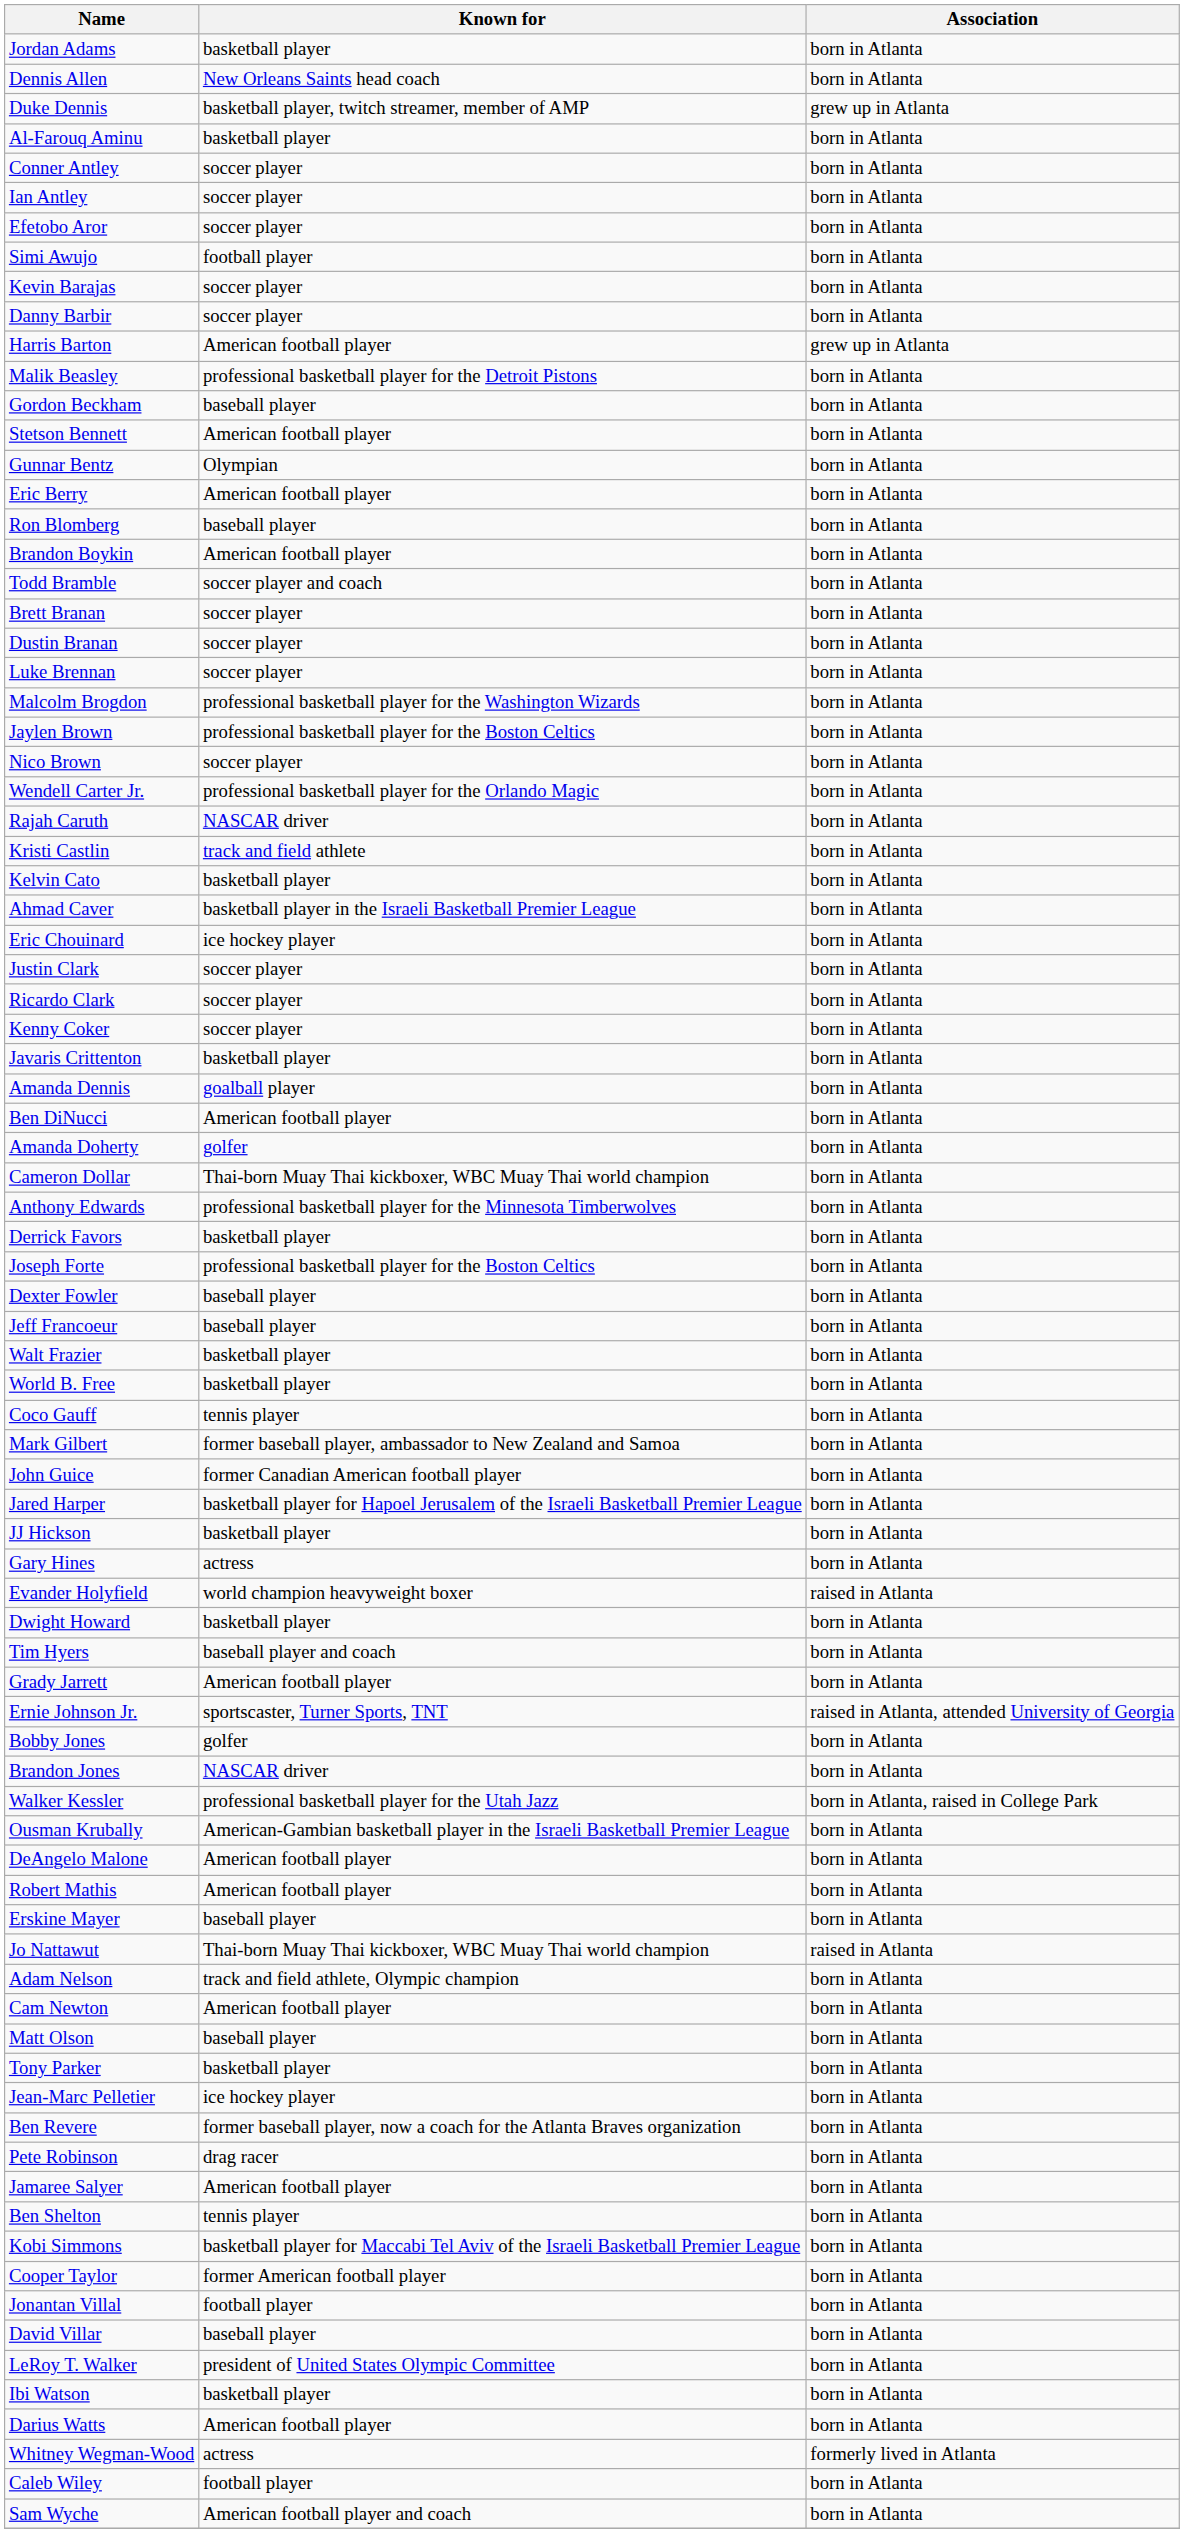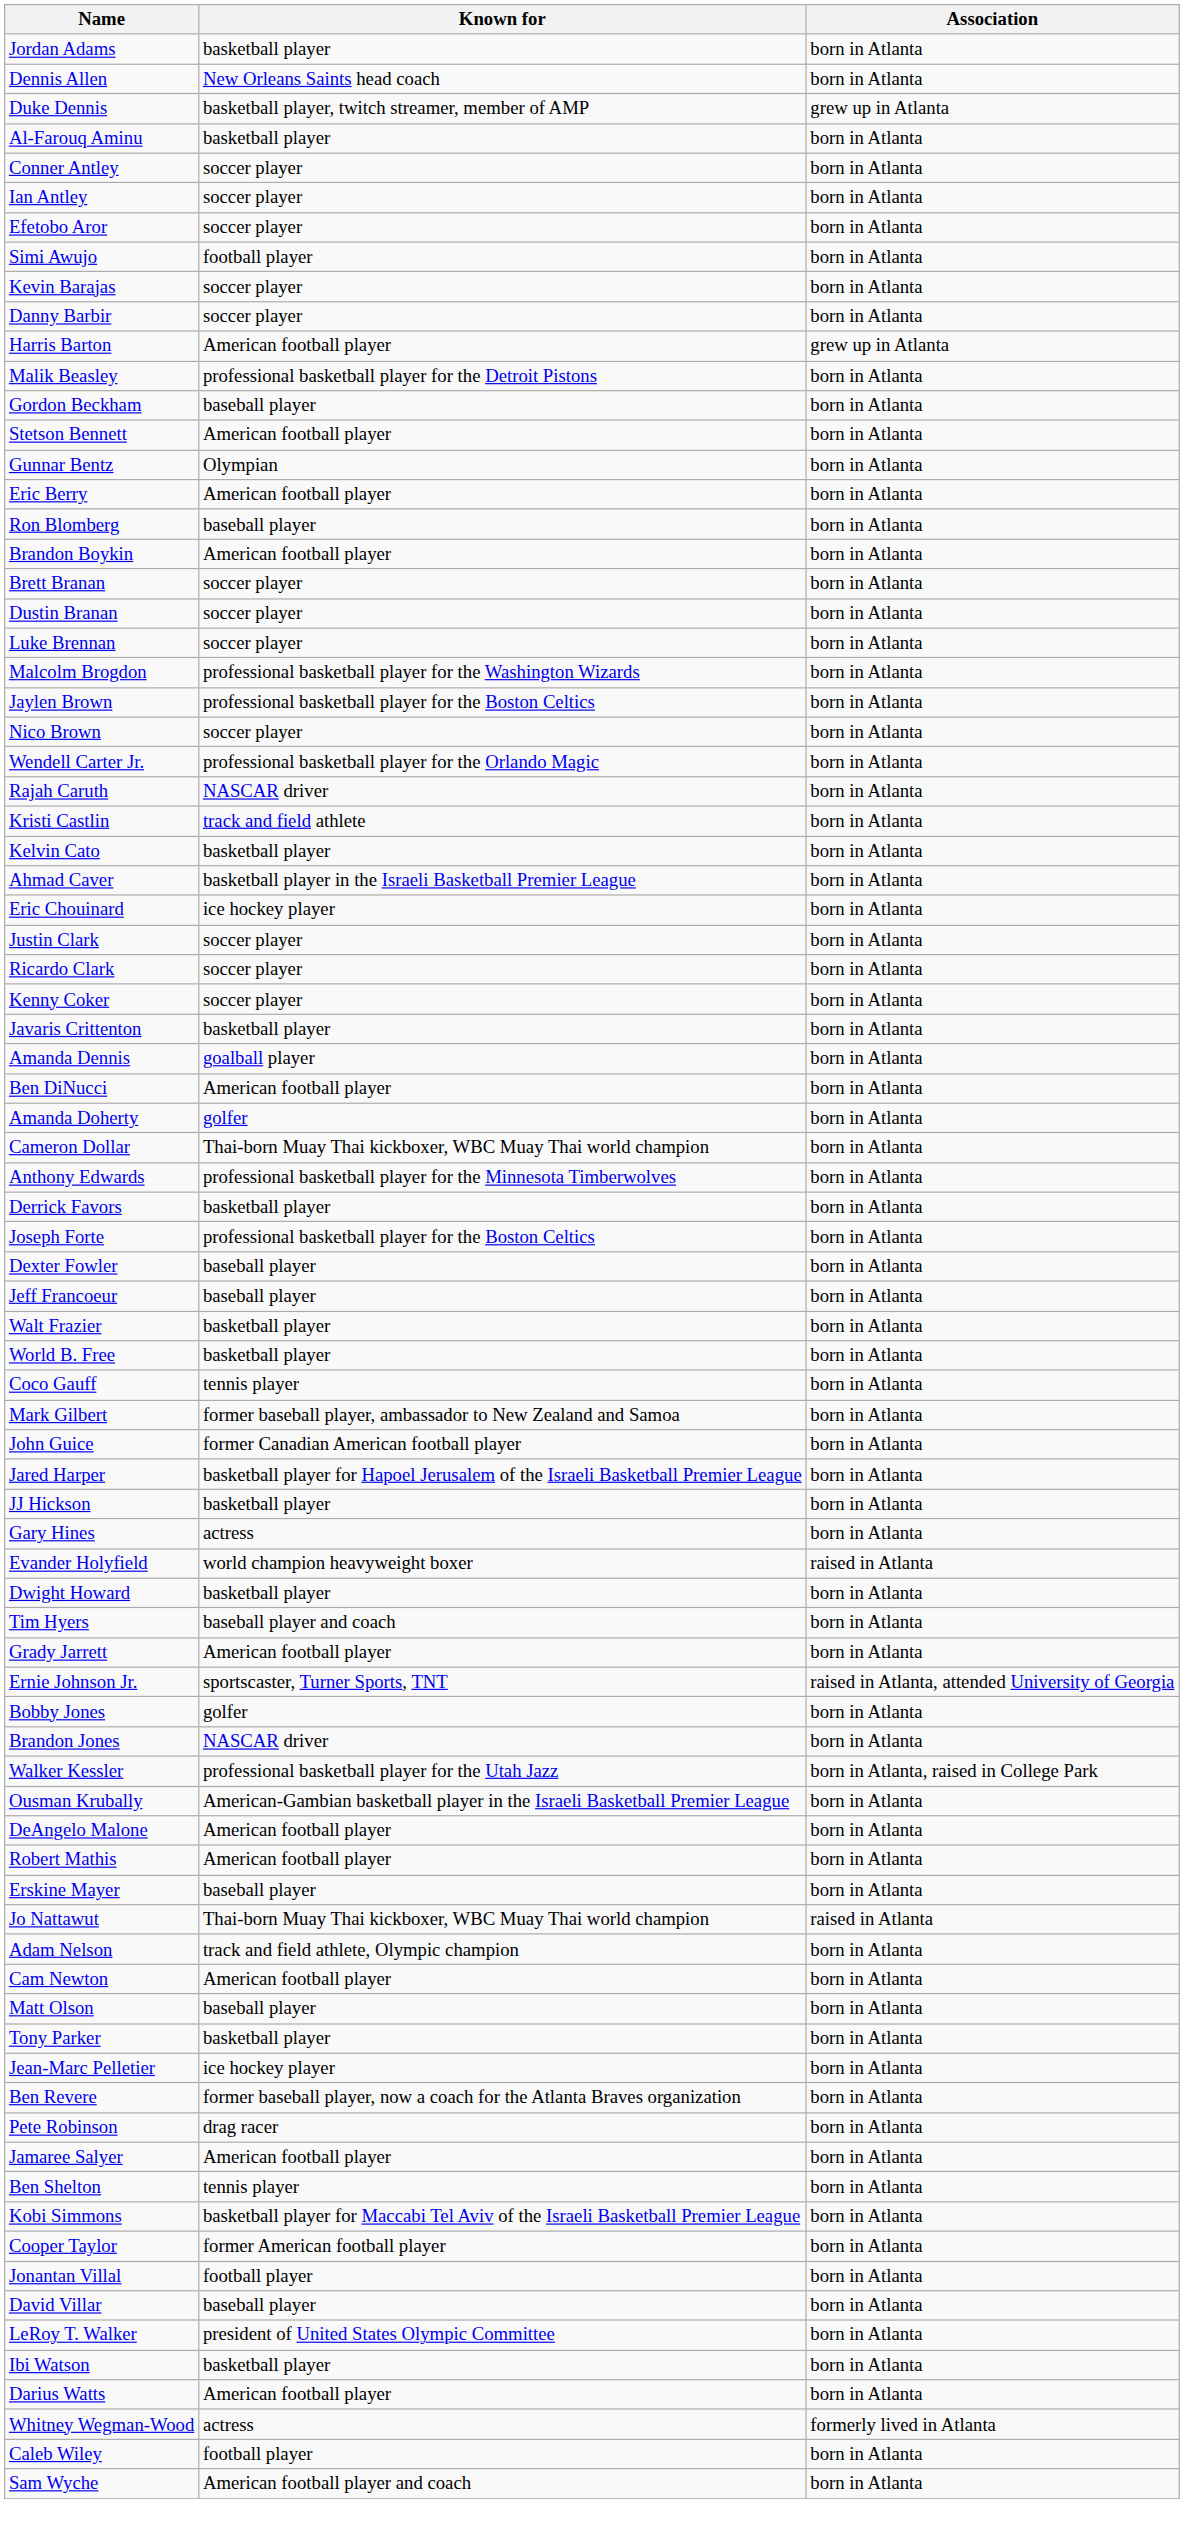- row: (63, 583)
